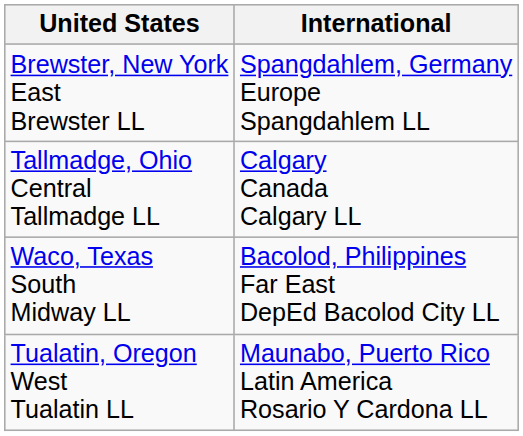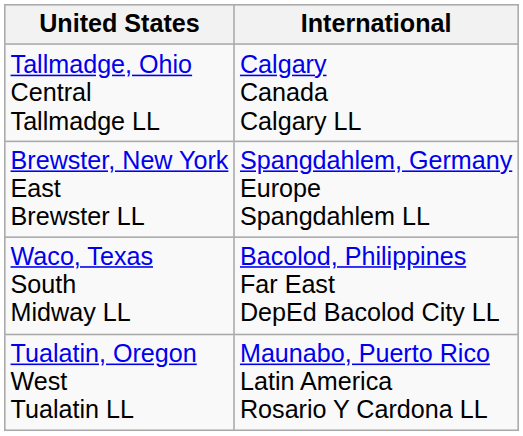rows swapped: (101, 188) <-> (119, 92)
